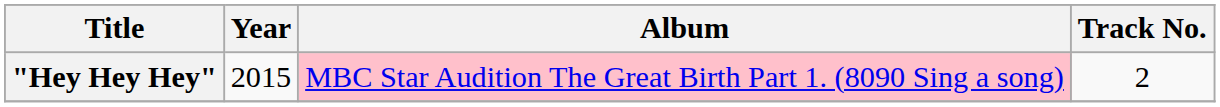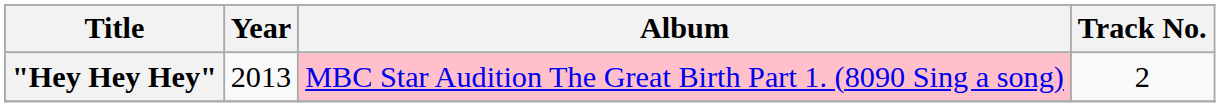(261, 76) 2015 -> (261, 76) 2013
